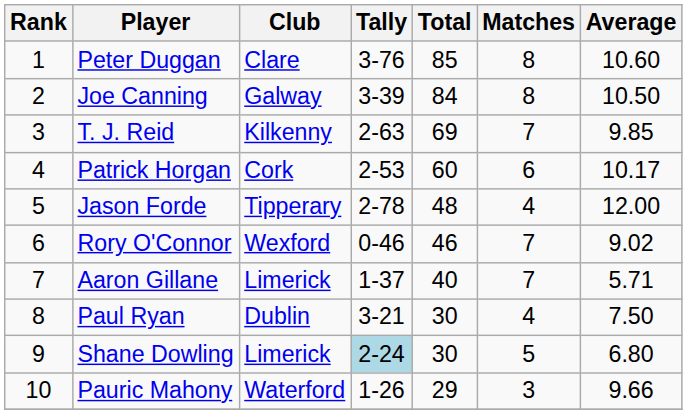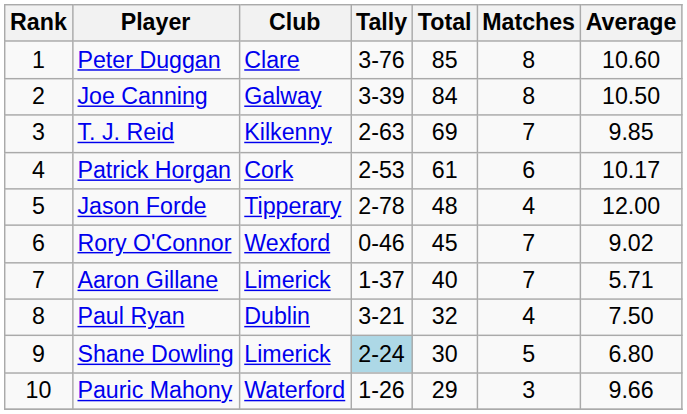(445, 170) 60 -> (445, 170) 61
(445, 243) 46 -> (445, 243) 45
(445, 317) 30 -> (445, 317) 32
